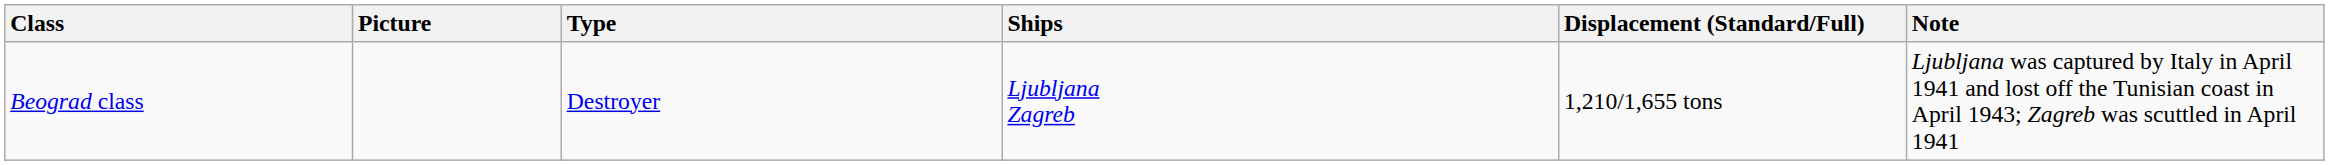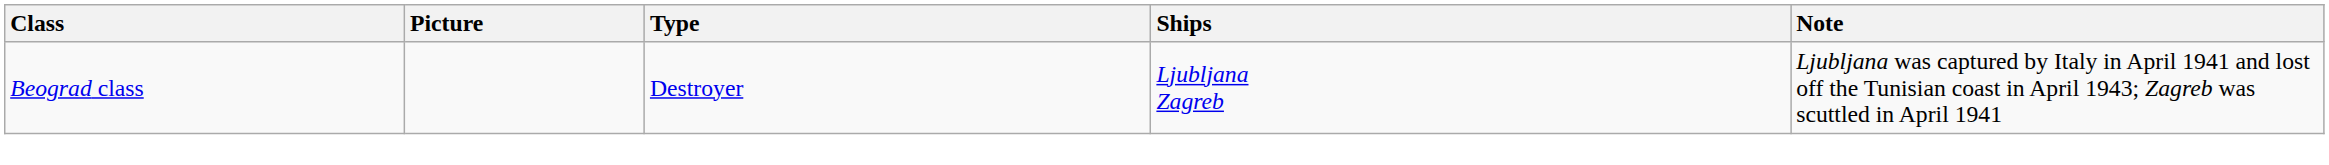- column: (1714, 23)
